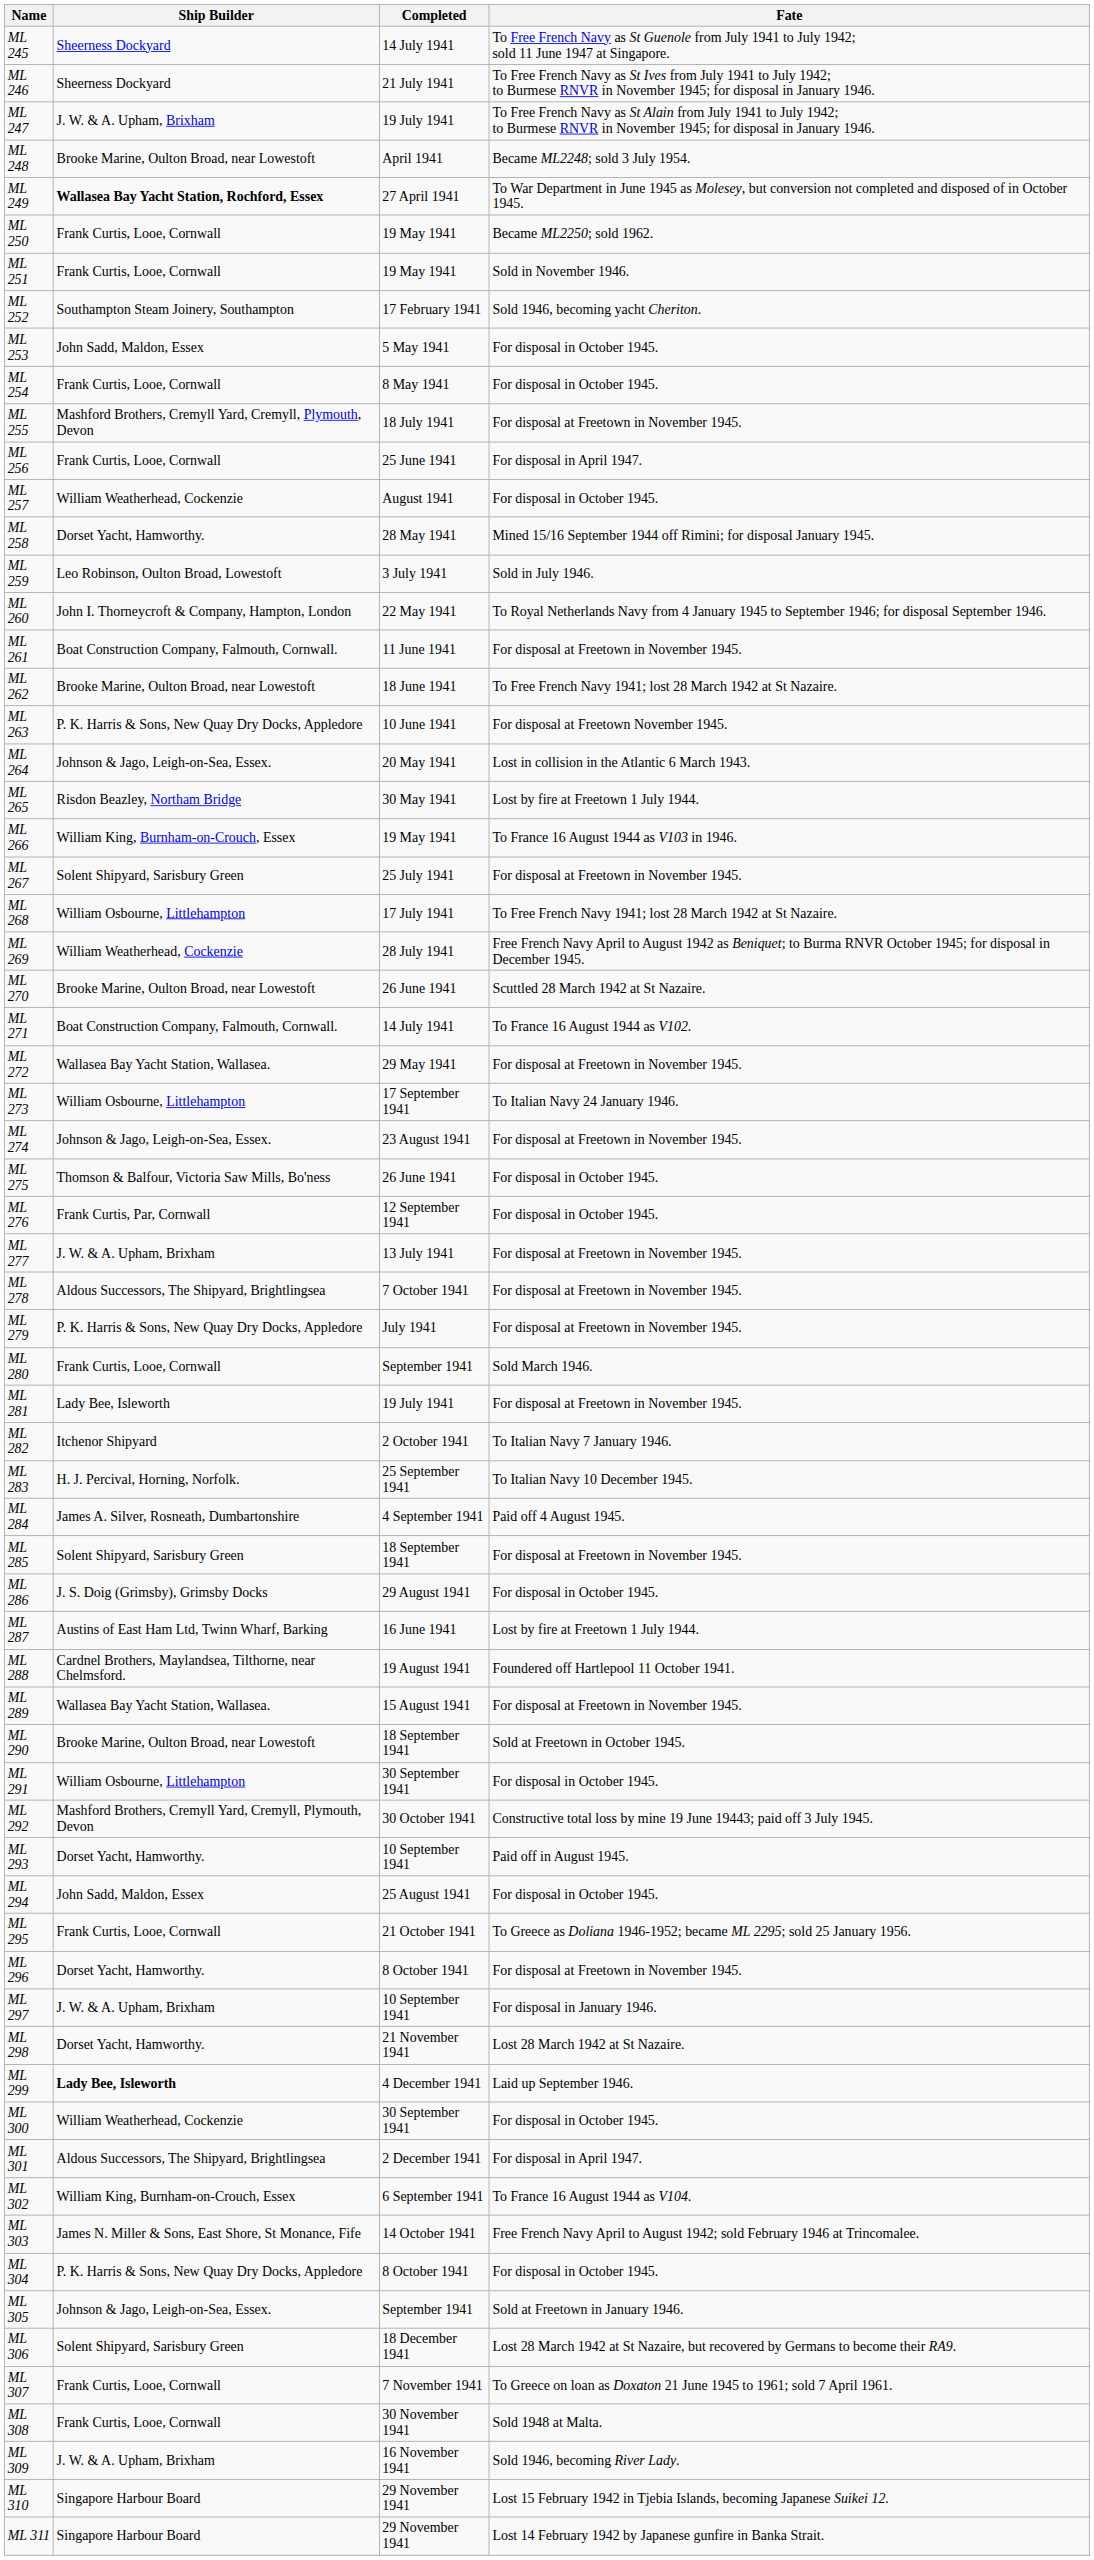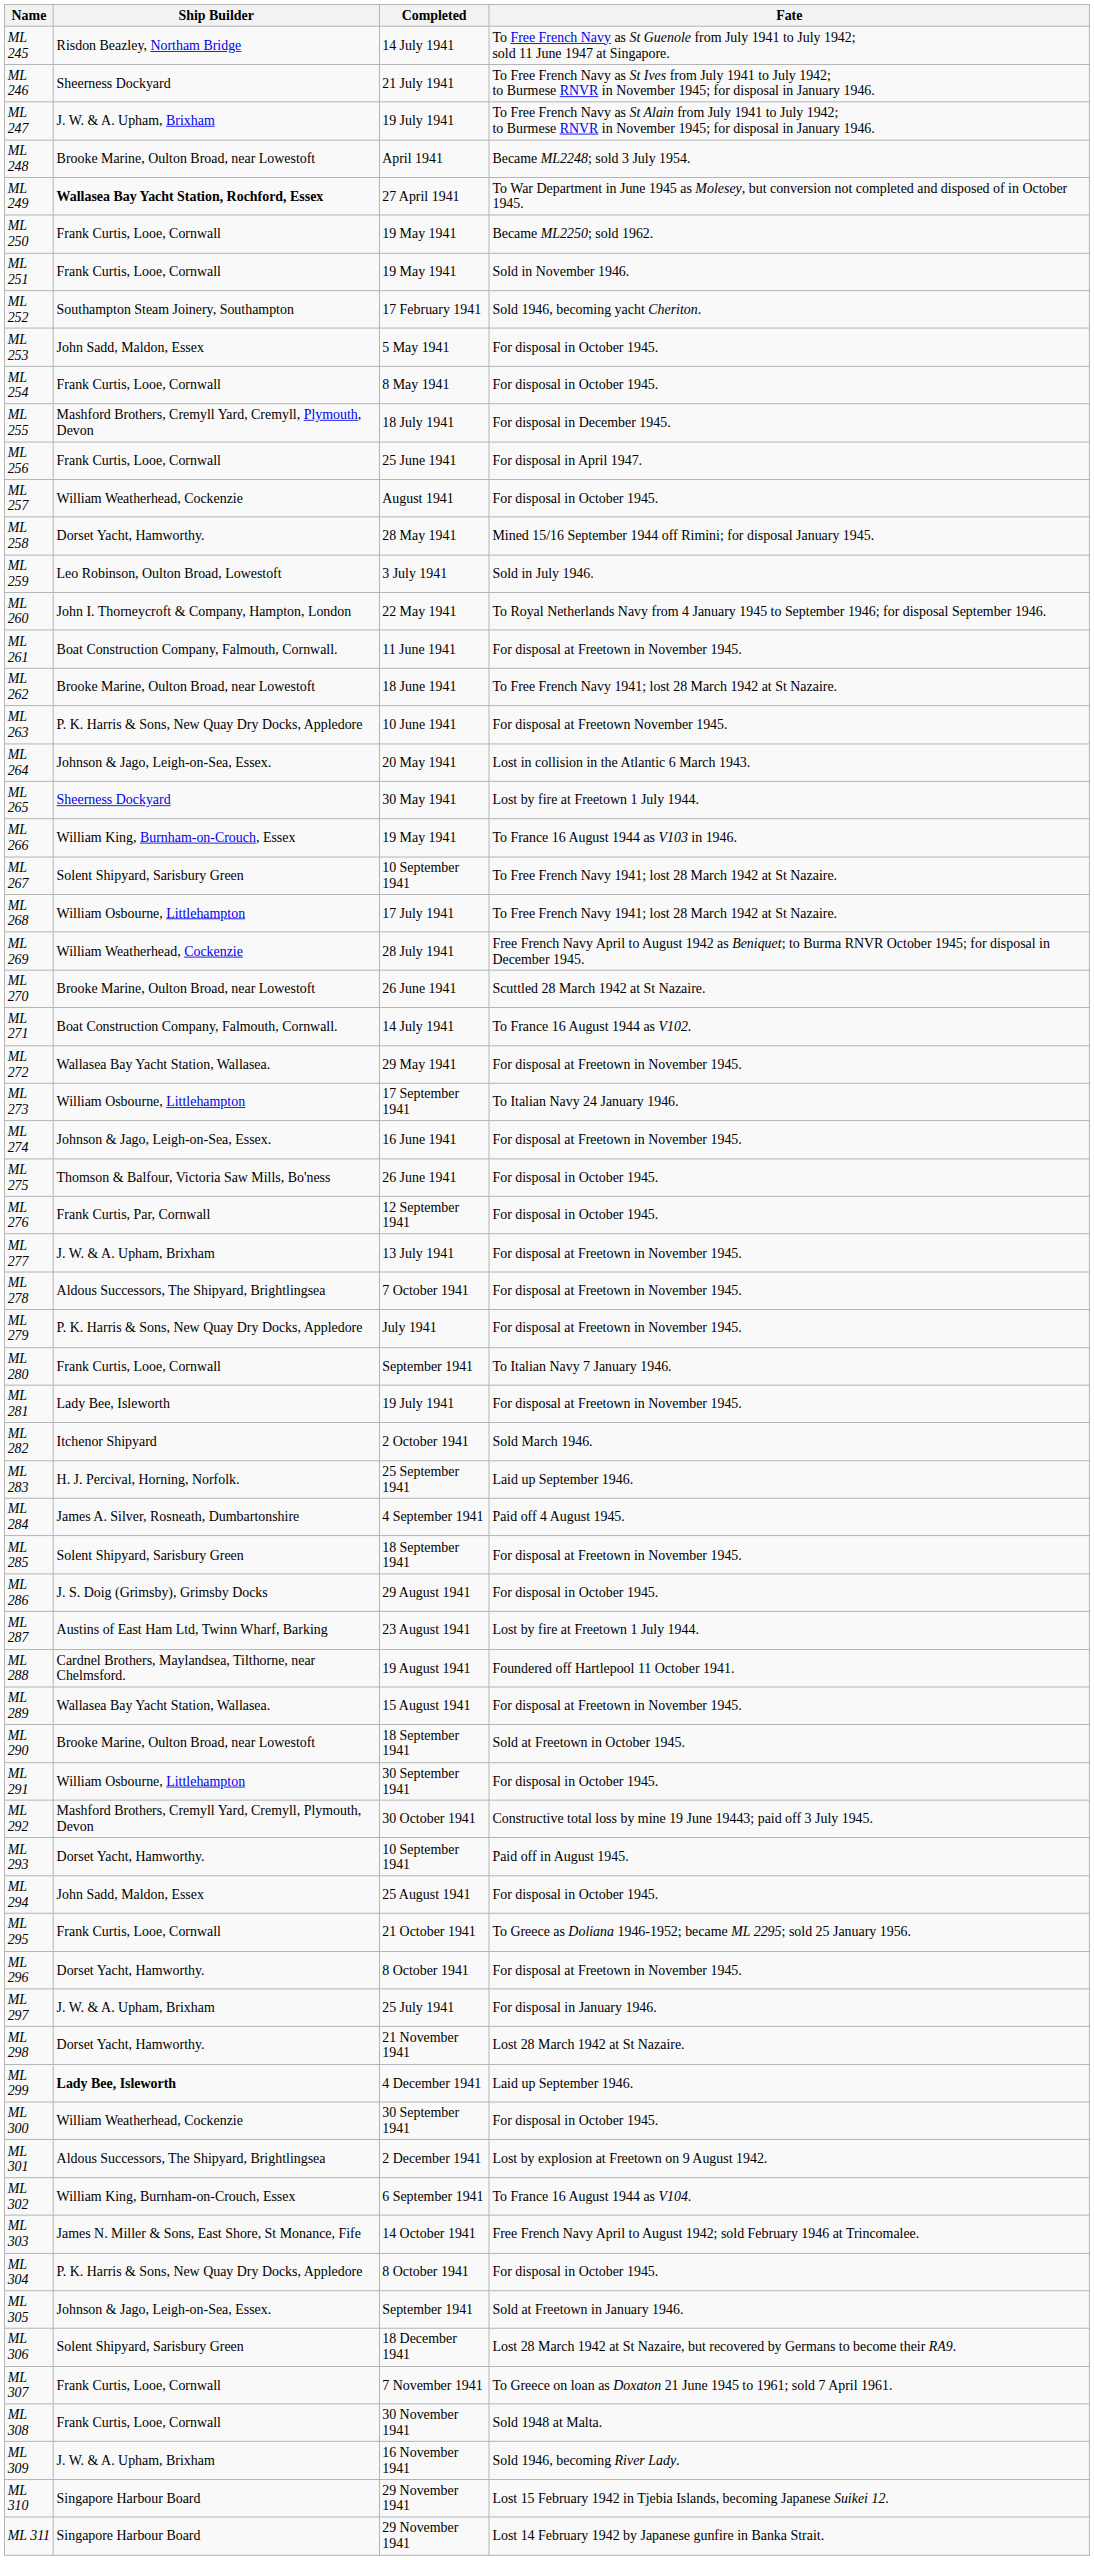(114, 45) Sheerness Dockyard -> (149, 45) Risdon Beazley, Northam Bridge
(617, 422) For disposal at Freetown in November 1945. -> (582, 422) For disposal in December 1945.
(149, 800) Risdon Beazley, Northam Bridge -> (114, 800) Sheerness Dockyard
(418, 875) 25 July 1941 -> (421, 875) 10 September 1941
(617, 875) For disposal at Freetown in November 1945. -> (665, 875) To Free French Navy 1941; lost 28 March 1942 at St Nazaire.
(426, 1139) 23 August 1941 -> (419, 1139) 16 June 1941
(543, 1366) Sold March 1946. -> (582, 1366) To Italian Navy 7 January 1946.
(582, 1441) To Italian Navy 7 January 1946. -> (543, 1441) Sold March 1946.
(592, 1479) To Italian Navy 10 December 1945. -> (563, 1479) Laid up September 1946.
(419, 1630) 16 June 1941 -> (426, 1630) 23 August 1941
(421, 2007) 10 September 1941 -> (418, 2007) 25 July 1941
(567, 2158) For disposal in April 1947. -> (630, 2158) Lost by explosion at Freetown on 9 August 1942.
